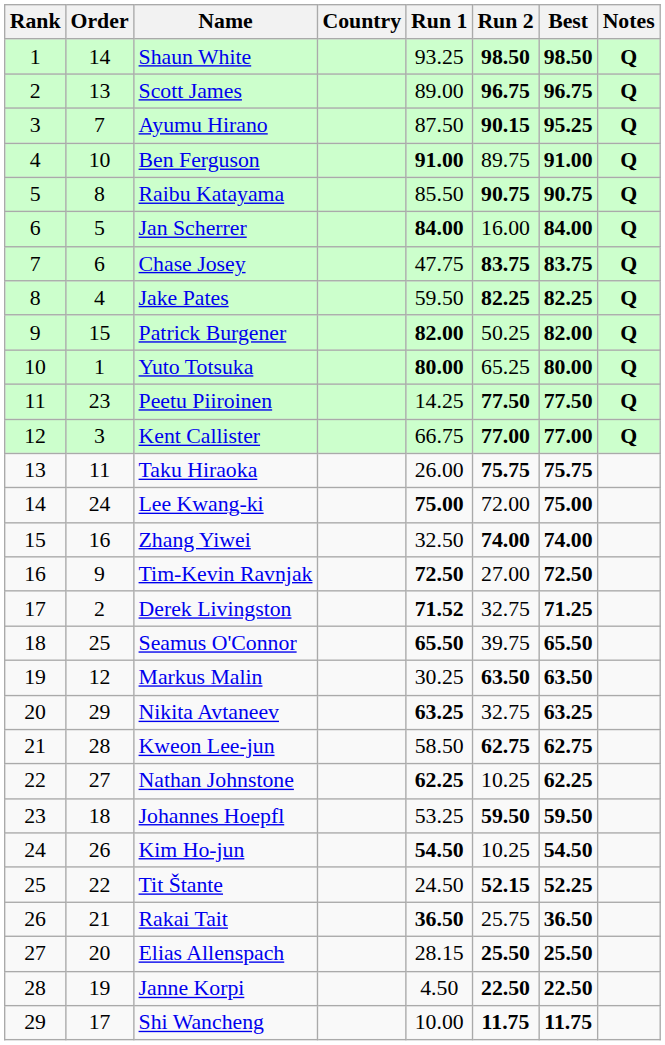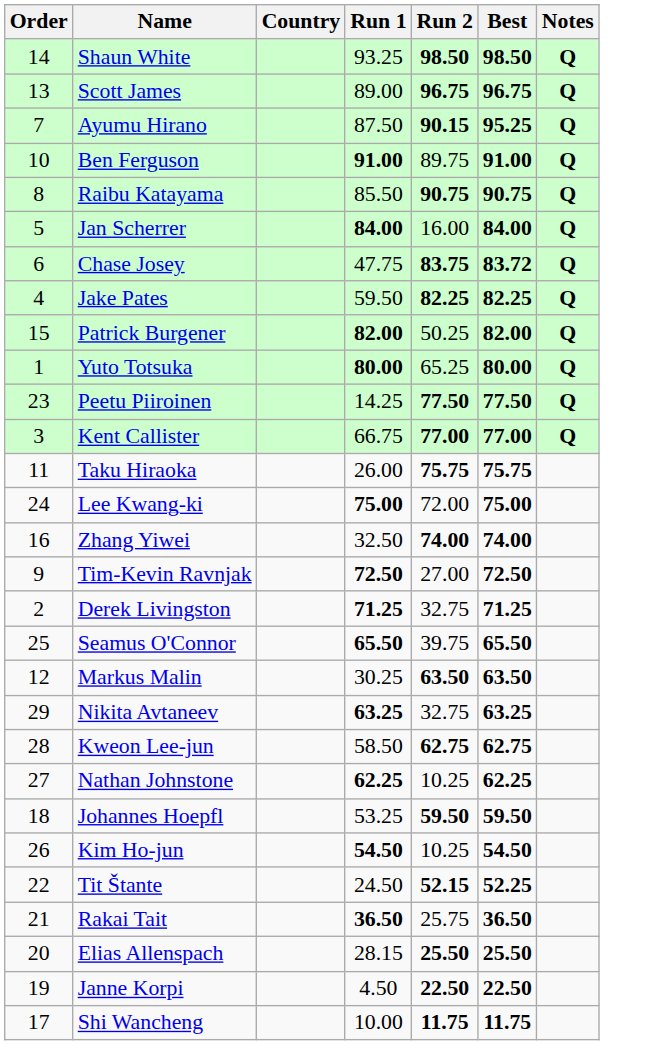- column: (35, 21)
(568, 263) 83.75 -> (507, 263) 83.72
(439, 608) 71.52 -> (378, 608) 71.25
